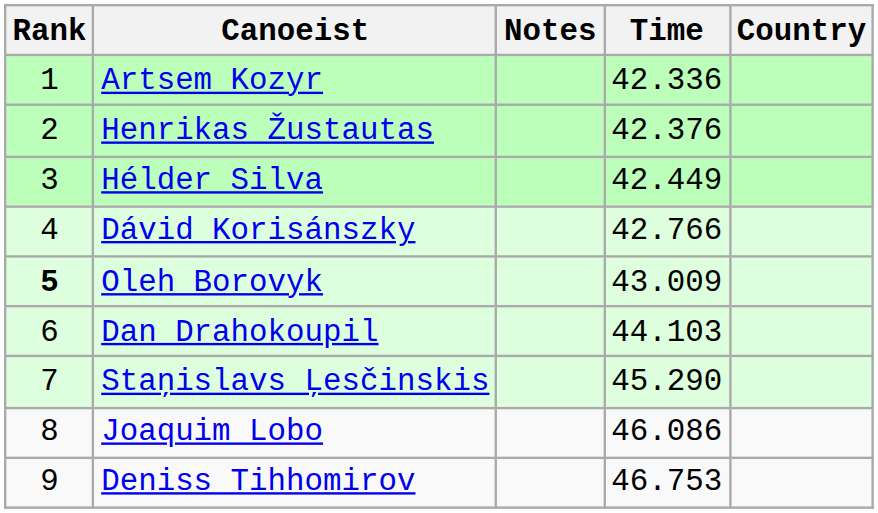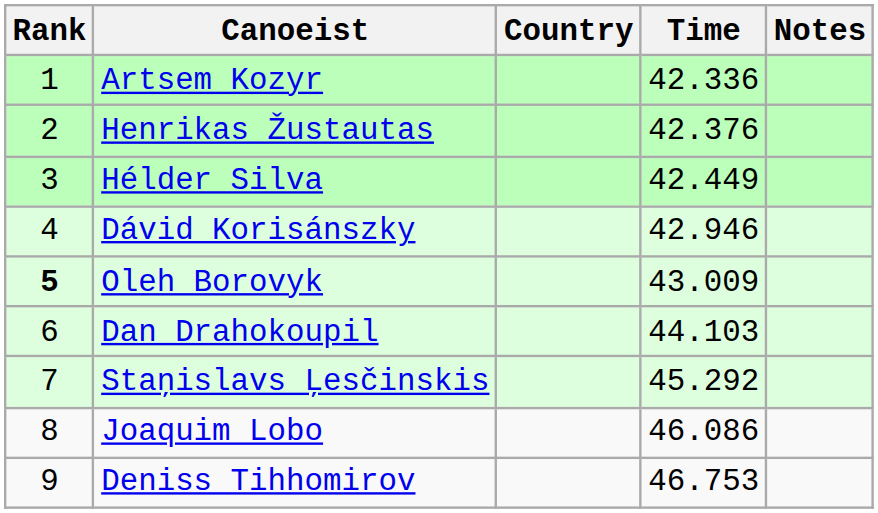columns swapped: (802, 30) <-> (550, 30)
(667, 231) 42.766 -> (704, 231) 42.946
(667, 382) 45.290 -> (704, 382) 45.292
